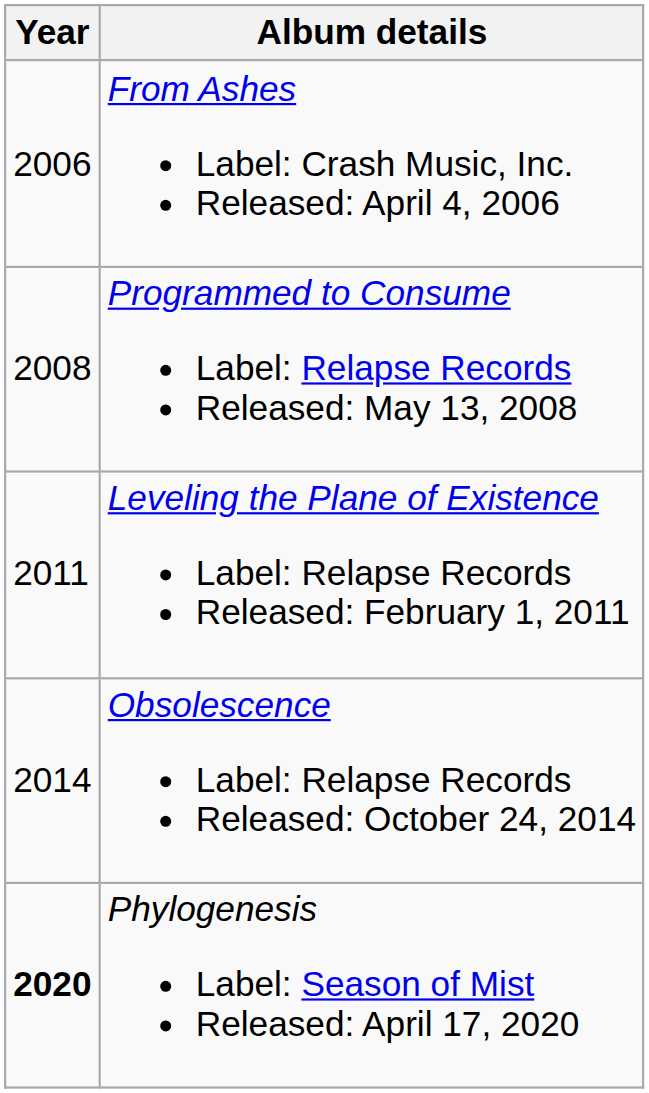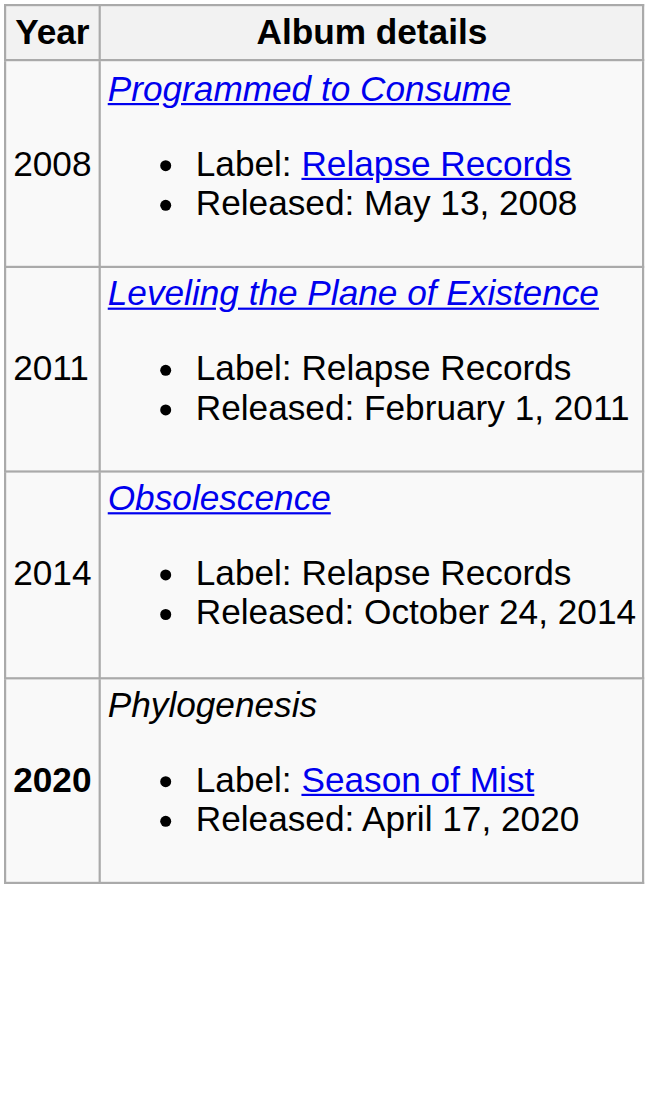- row: (372, 146)
